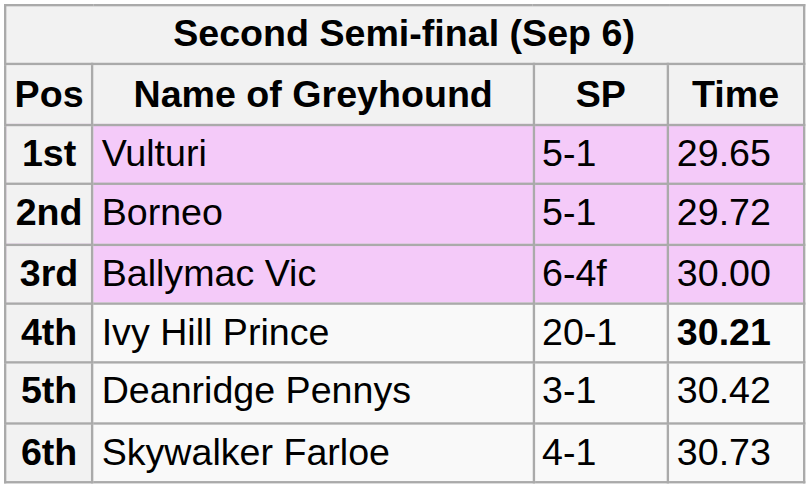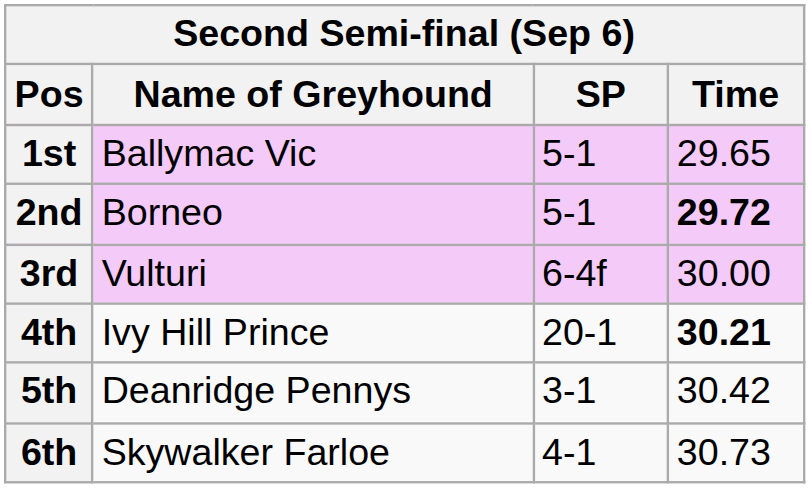(154, 153) Vulturi -> (209, 153) Ballymac Vic
(724, 213) normal -> (724, 213) bold
(209, 272) Ballymac Vic -> (154, 272) Vulturi
